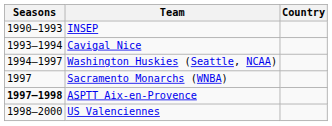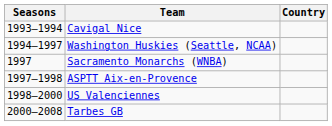- row: (83, 30)
(35, 96) bold -> (35, 79) normal
+ row: (95, 112)
